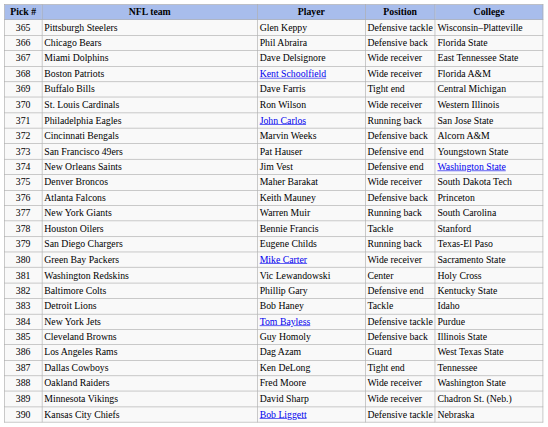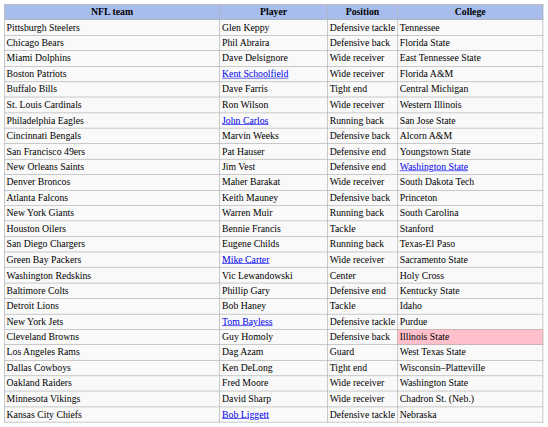- column: (23, 12)
(480, 27) Wisconsin–Platteville -> (420, 27) Tennessee
(462, 337) no background -> (425, 337) pink background
(457, 368) Tennessee -> (442, 368) Wisconsin–Platteville
